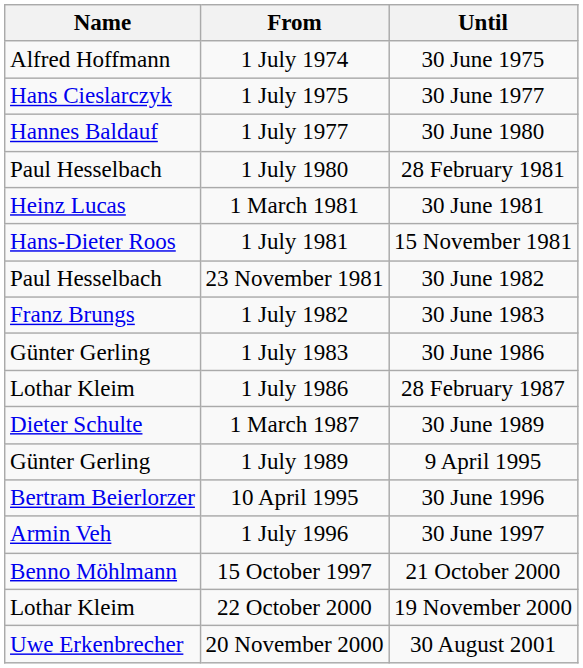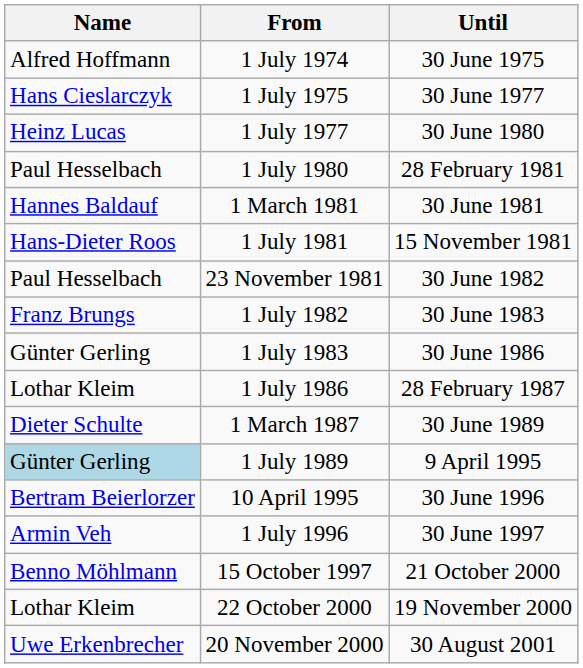(84, 132) Hannes Baldauf -> (68, 132) Heinz Lucas
(68, 205) Heinz Lucas -> (84, 205) Hannes Baldauf
(80, 461) no background -> (80, 461) lightblue background
